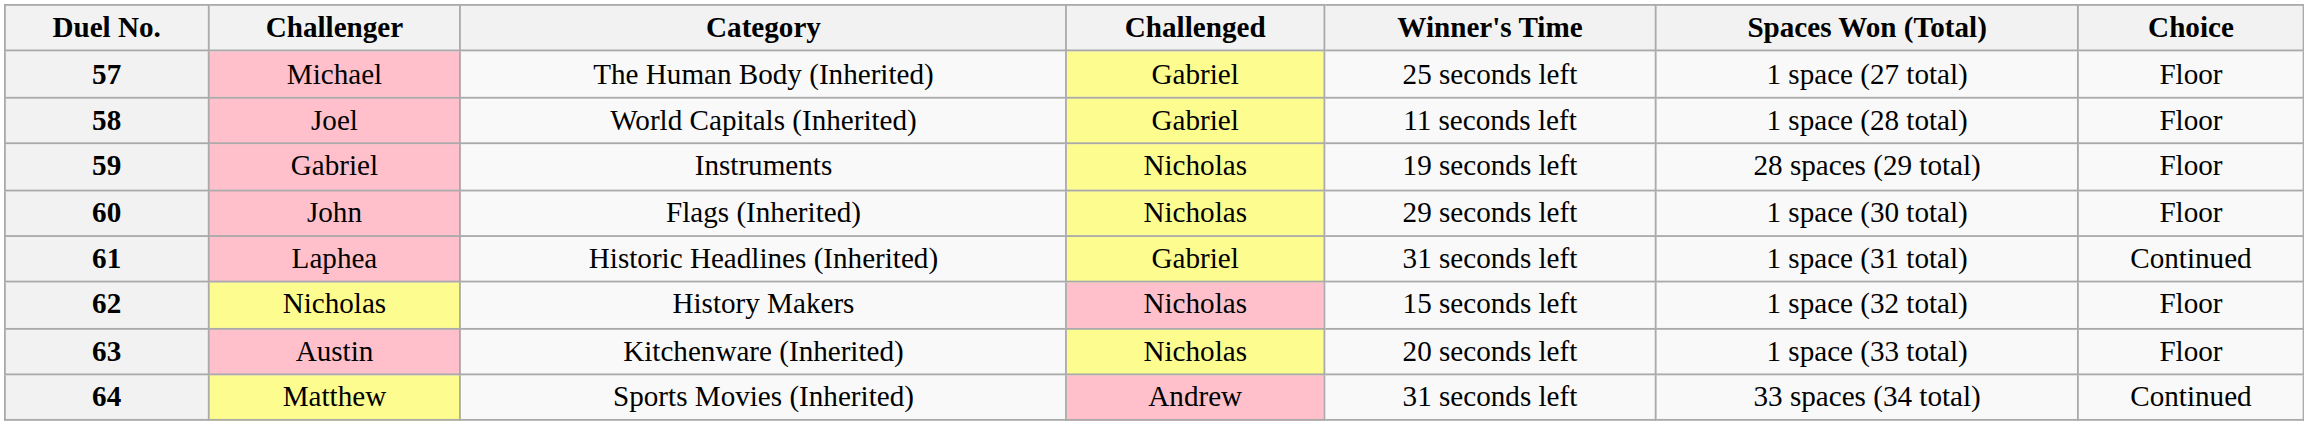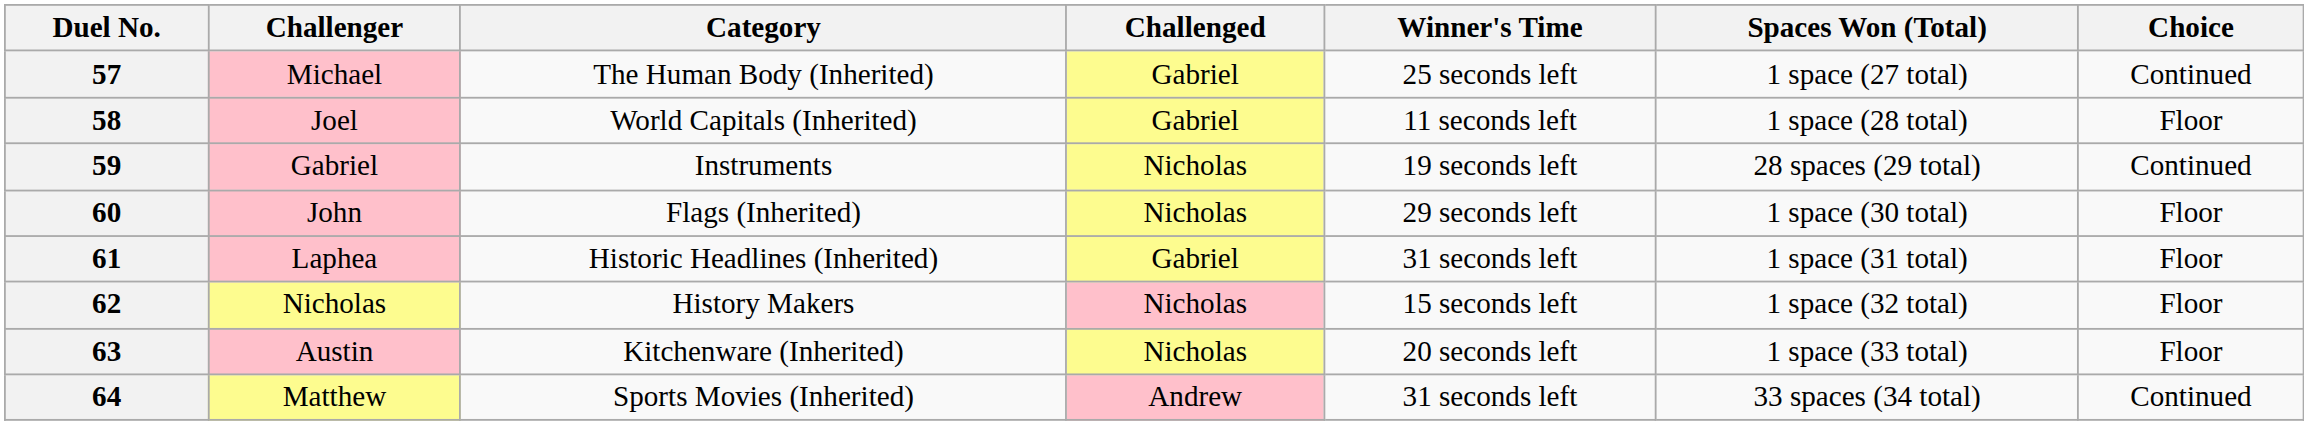(2191, 73) Floor -> (2191, 73) Continued
(2191, 166) Floor -> (2191, 166) Continued
(2191, 258) Continued -> (2191, 258) Floor
